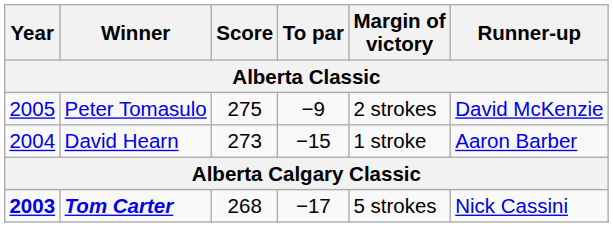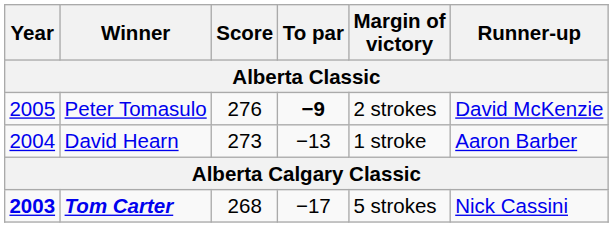(245, 109) 275 -> (245, 109) 276
(313, 109) normal -> (313, 109) bold
(313, 142) −15 -> (313, 142) −13
